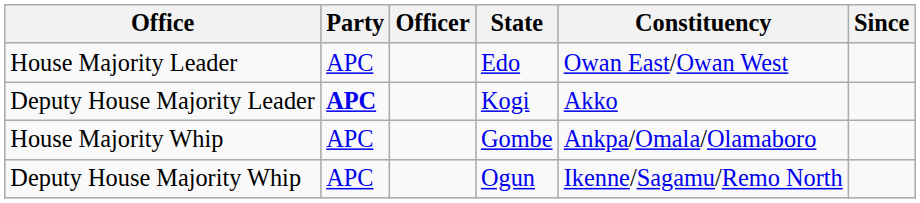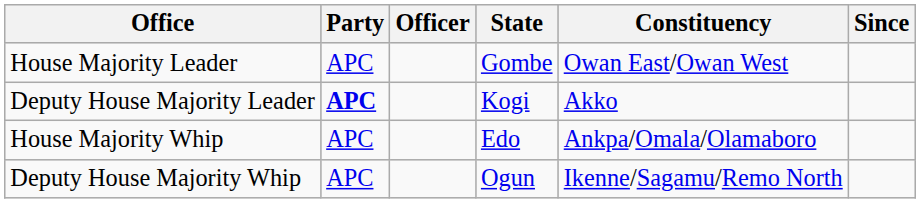(501, 62) Edo -> (517, 62) Gombe
(517, 139) Gombe -> (501, 139) Edo
